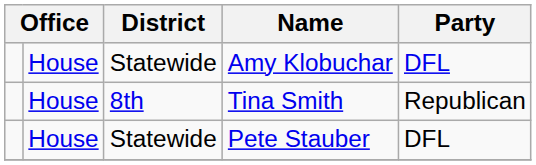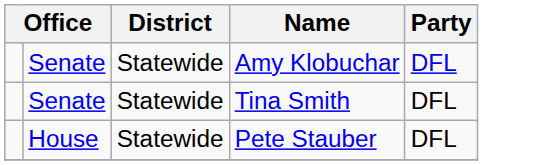(63, 62) House -> (67, 62) Senate
(63, 100) House -> (67, 100) Senate
(127, 100) 8th -> (170, 100) Statewide
(465, 100) Republican -> (434, 100) DFL
